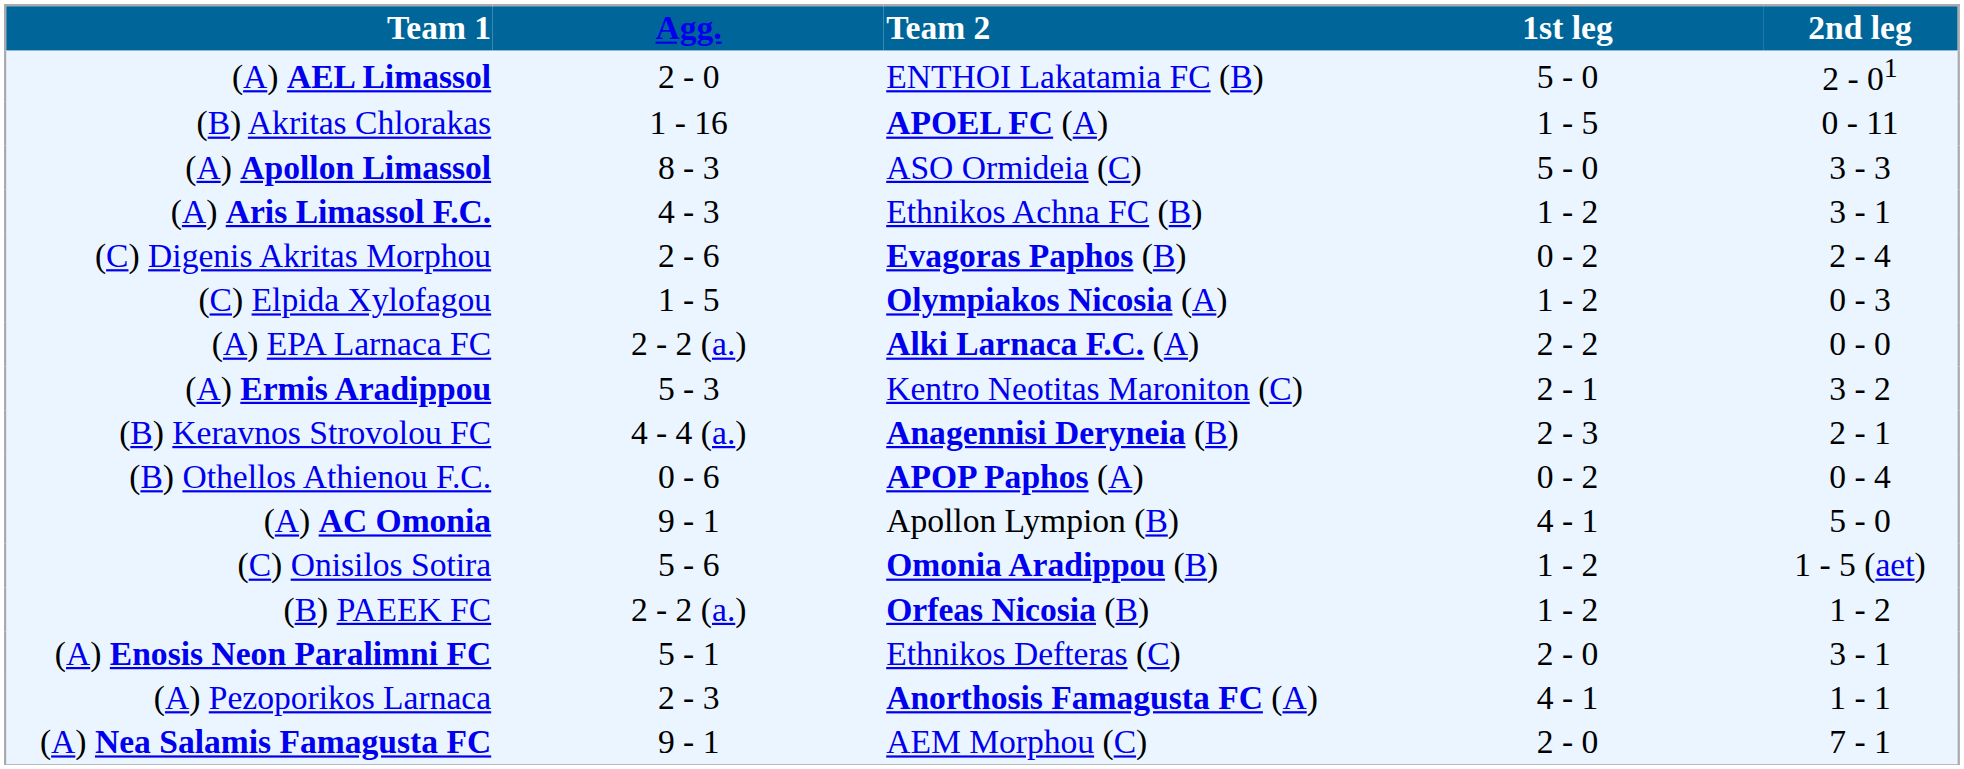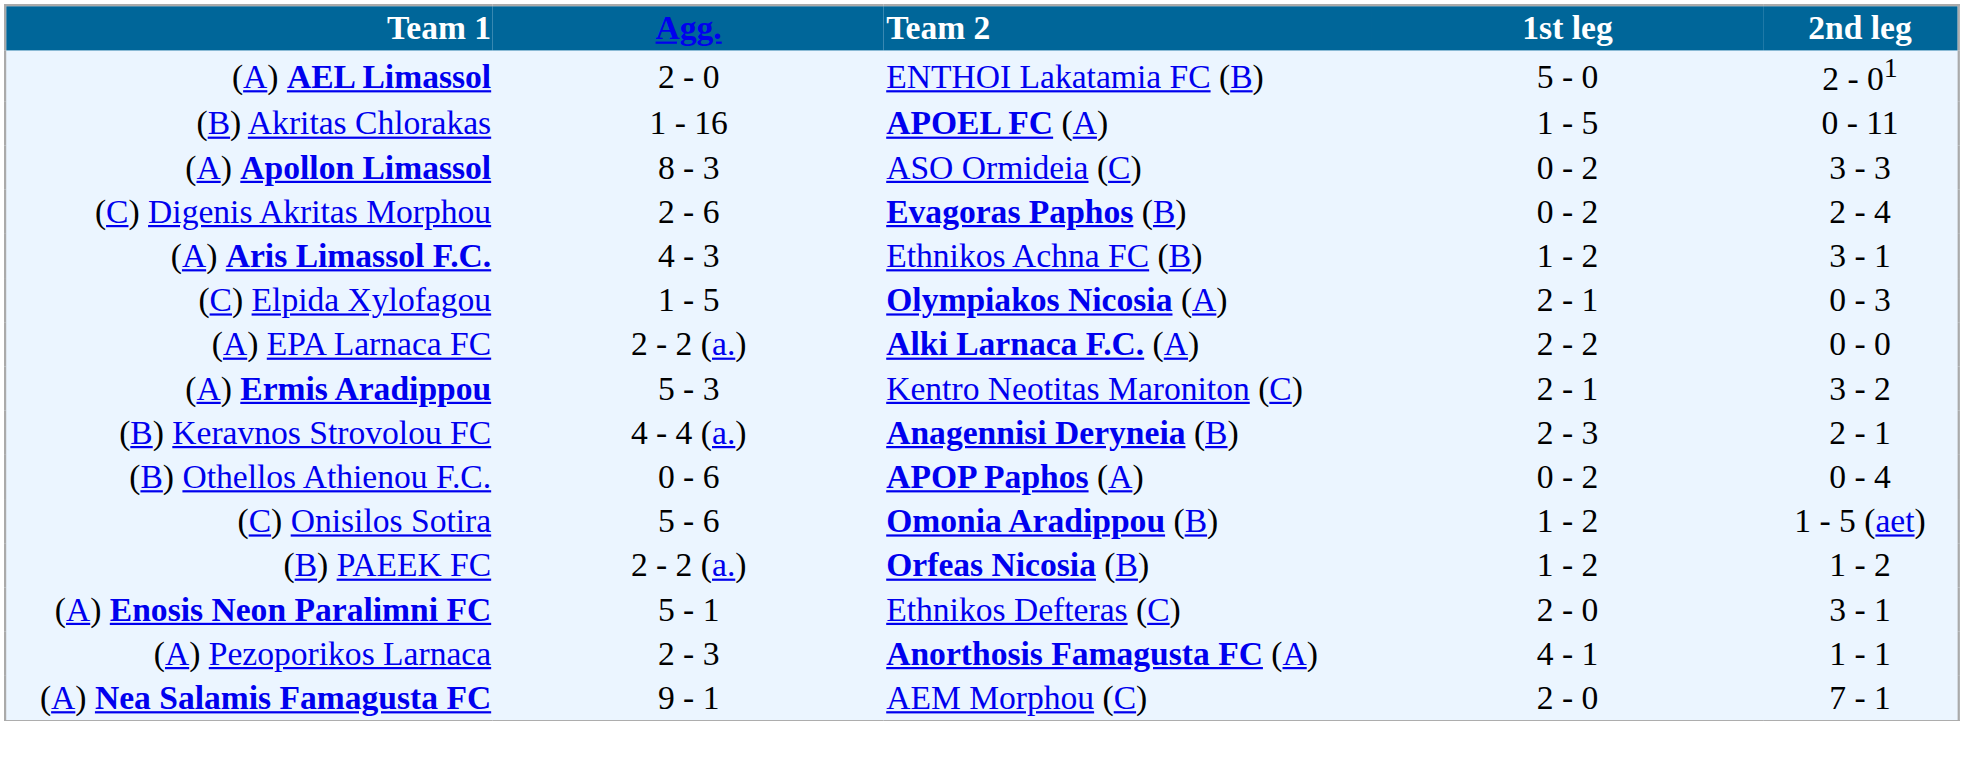(1568, 167) 5 - 0 -> (1568, 167) 0 - 2
rows swapped: (331, 211) <-> (293, 255)
(1568, 299) 1 - 2 -> (1568, 299) 2 - 1
- row: (377, 520)
